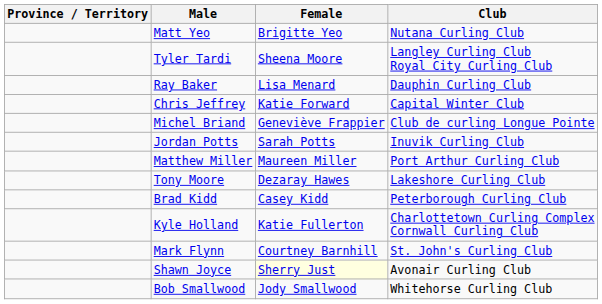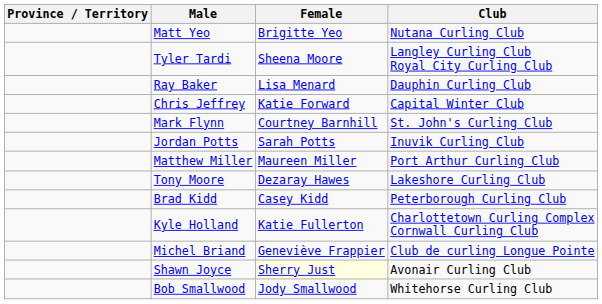rows swapped: (189, 251) <-> (199, 123)
